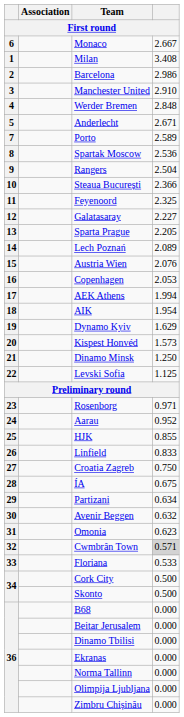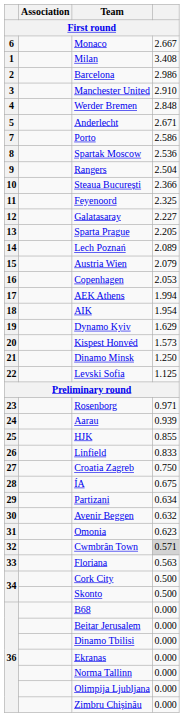(166, 138) 2.589 -> (166, 138) 2.586
(166, 264) 2.076 -> (166, 264) 2.079
(166, 421) 0.952 -> (166, 421) 0.939
(166, 563) 0.533 -> (166, 563) 0.563
